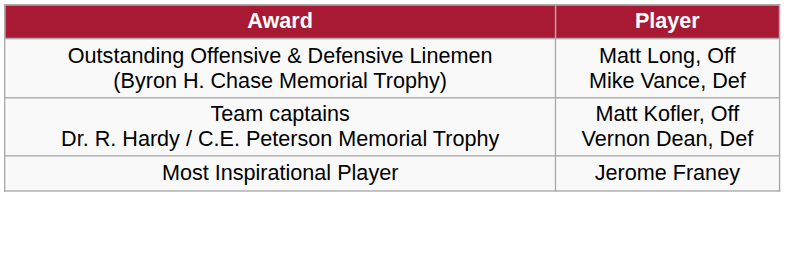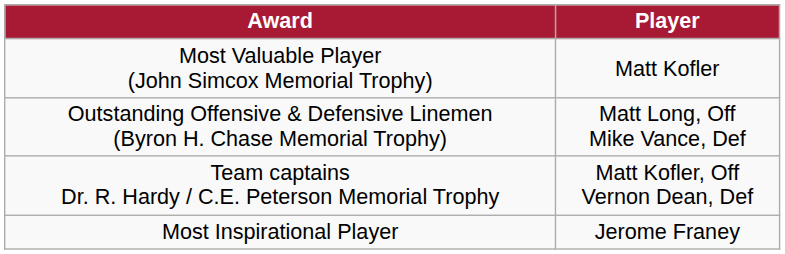+ row: (280, 68)
